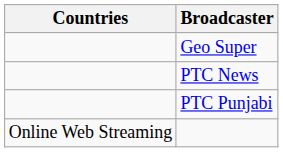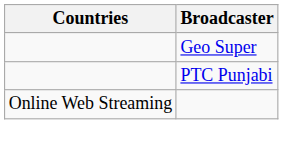- row: (219, 75)
